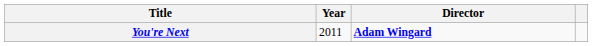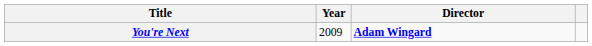(331, 32) 2011 -> (331, 32) 2009
